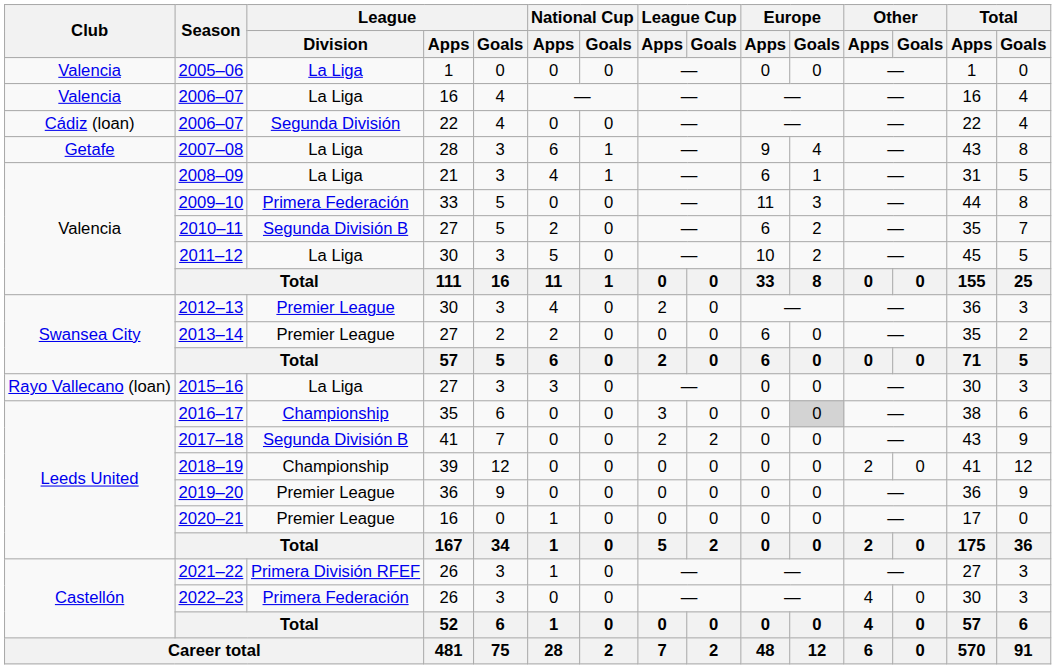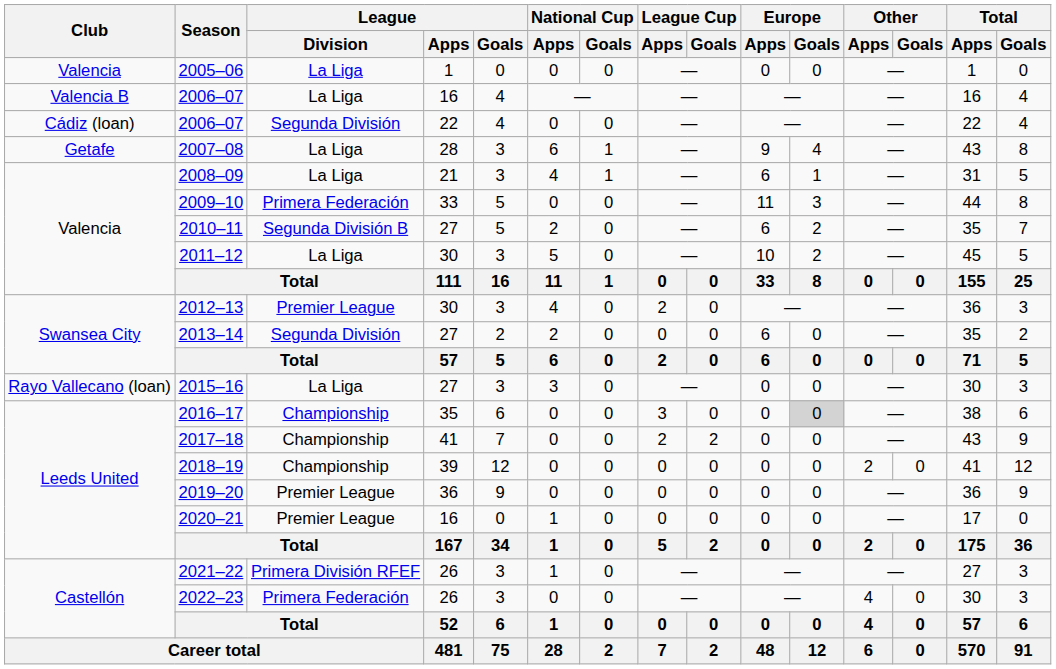(90, 96) Valencia -> (90, 96) Valencia B
(336, 334) Premier League -> (336, 334) Segunda División
(336, 439) Segunda División B -> (336, 439) Championship
